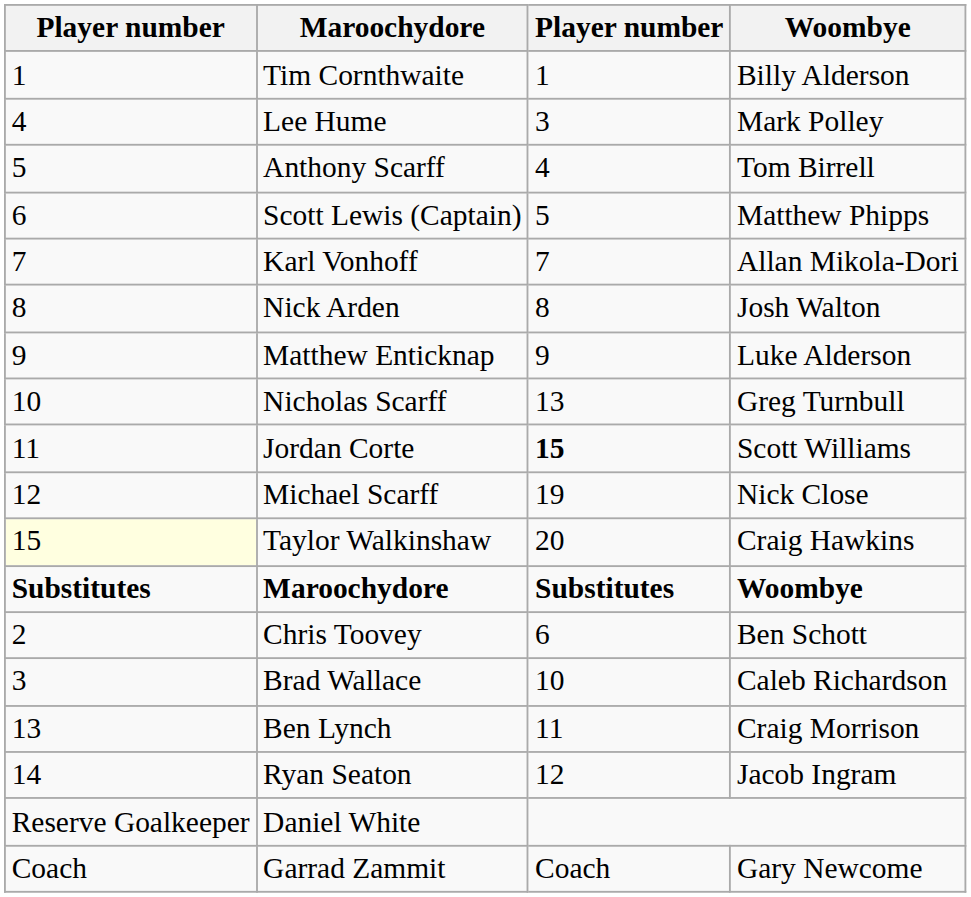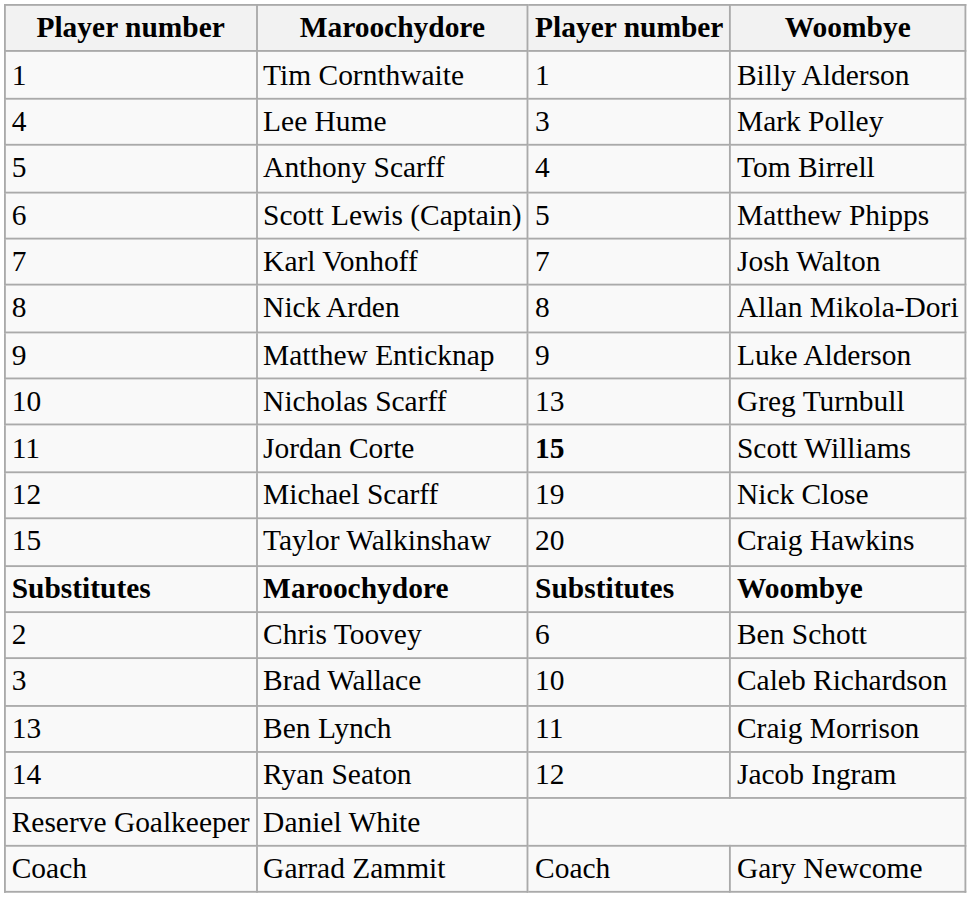(848, 261) Allan Mikola-Dori -> (809, 261) Josh Walton
(809, 307) Josh Walton -> (848, 307) Allan Mikola-Dori
(26, 541) lightyellow background -> (26, 541) no background
